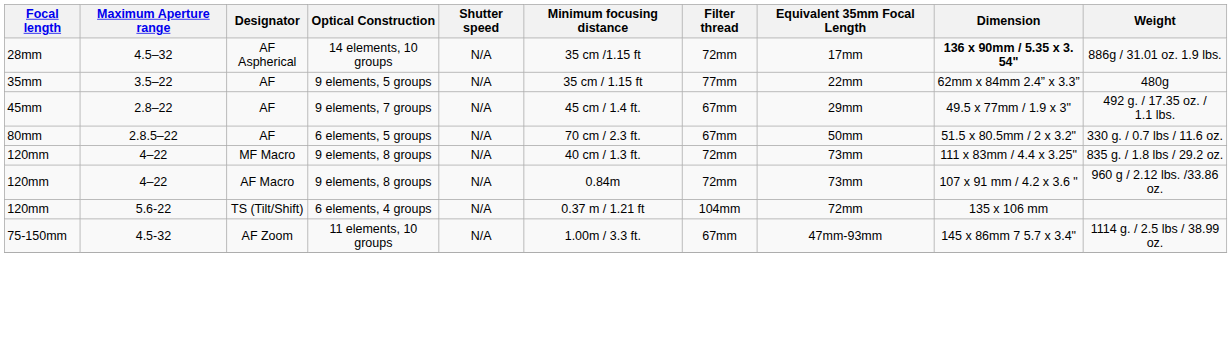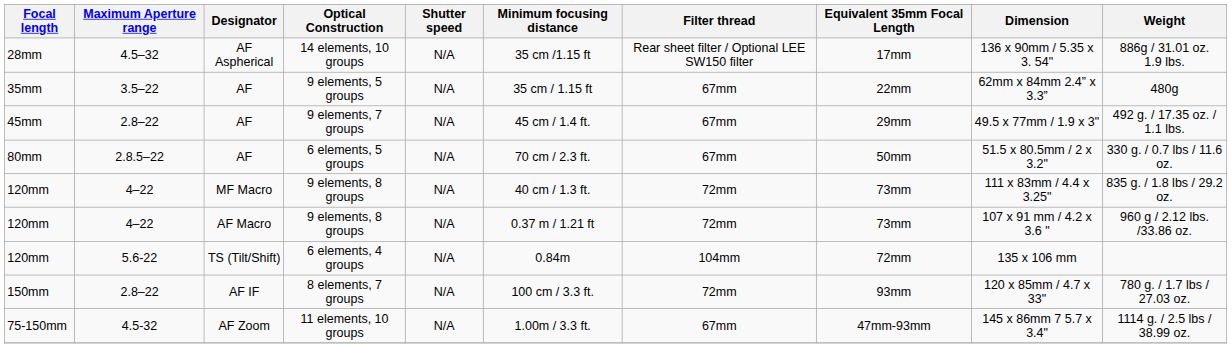(720, 55) 72mm -> (719, 55) Rear sheet filter / Optional LEE SW150 filter
(1009, 55) bold -> (1037, 55) normal
(720, 82) 77mm -> (719, 89) 67mm
(603, 182) 0.84m -> (553, 224) 0.37 m / 1.21 ft
(603, 209) 0.37 m / 1.21 ft -> (553, 258) 0.84m
+ row: (244, 292)
